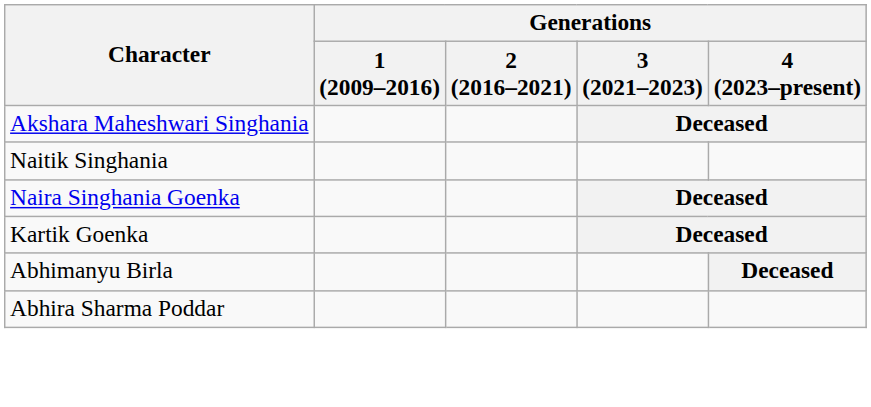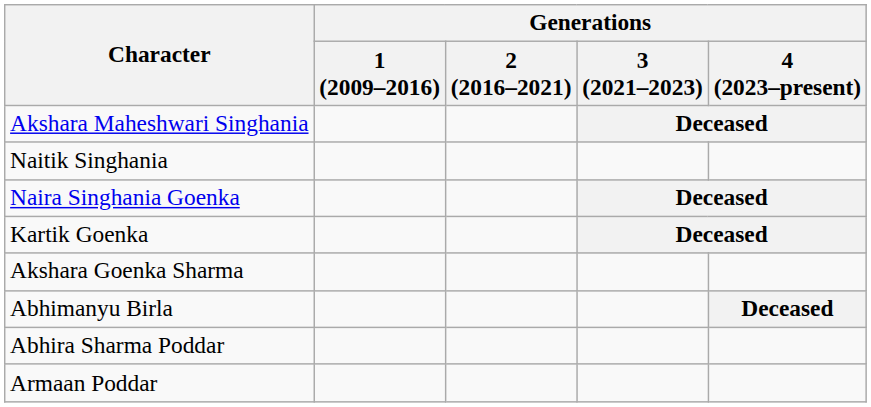+ row: (127, 271)
+ row: (84, 382)
